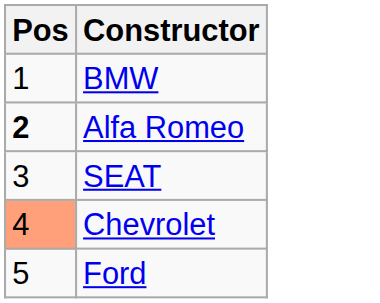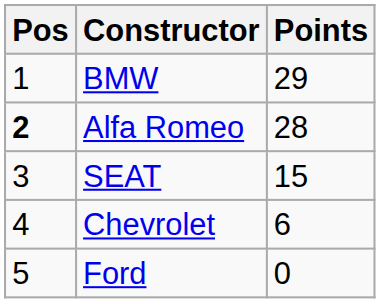+ column: (321, 30)
(21, 225) lightsalmon background -> (21, 225) no background
